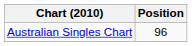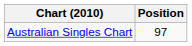(161, 32) 96 -> (161, 32) 97
